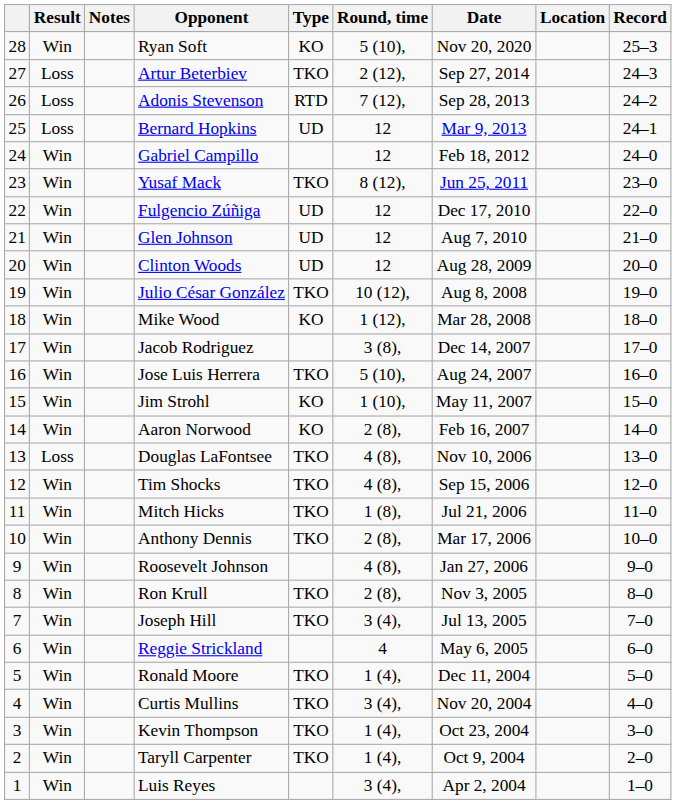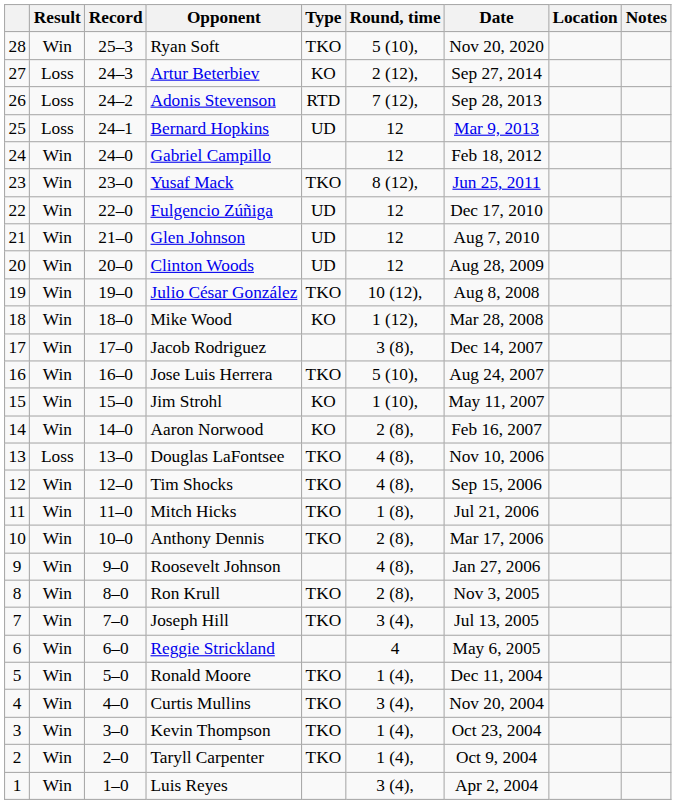columns swapped: (640, 18) <-> (109, 18)
(311, 45) KO -> (323, 45) TKO
(311, 73) TKO -> (323, 73) KO
